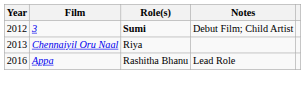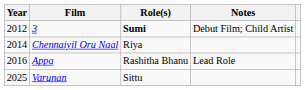(17, 45) 2013 -> (17, 45) 2014
+ row: (49, 77)
